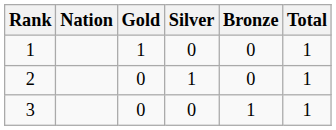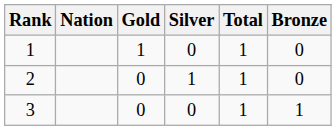columns swapped: (251, 19) <-> (307, 19)
